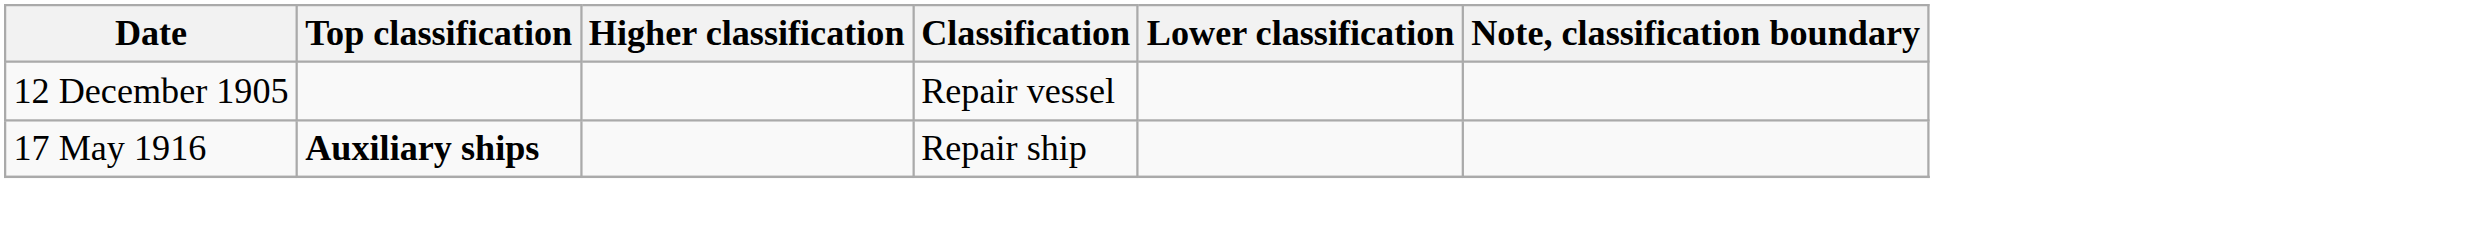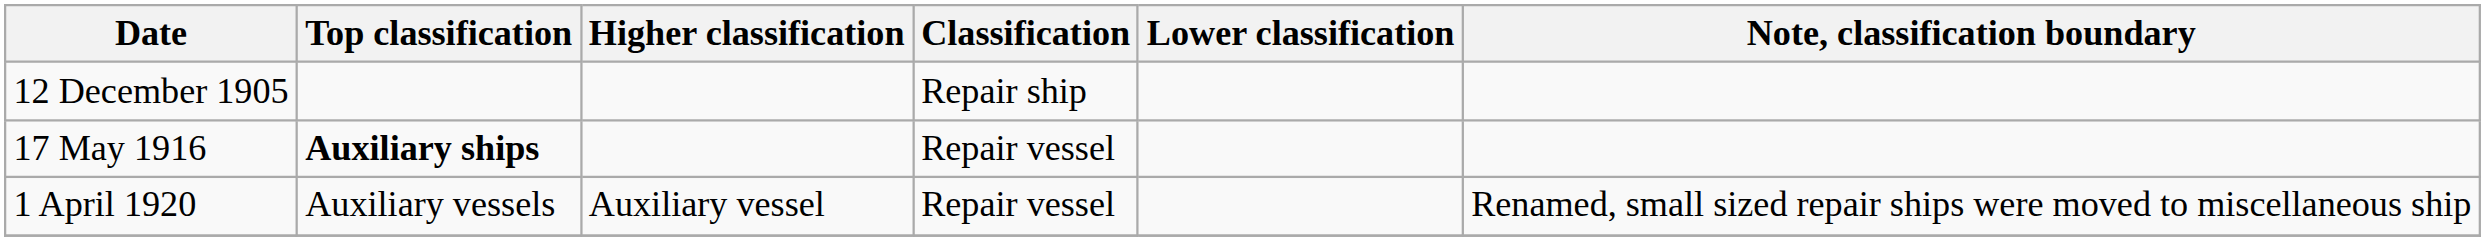(1018, 90) Repair vessel -> (1004, 90) Repair ship
(1004, 147) Repair ship -> (1018, 147) Repair vessel
+ row: (105, 205)
